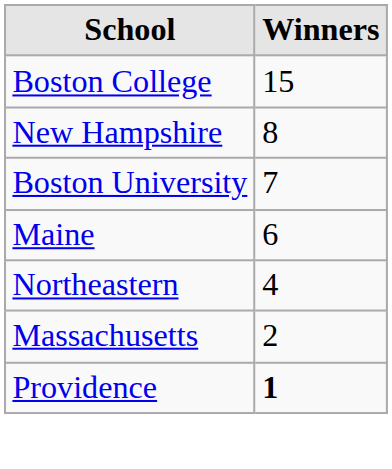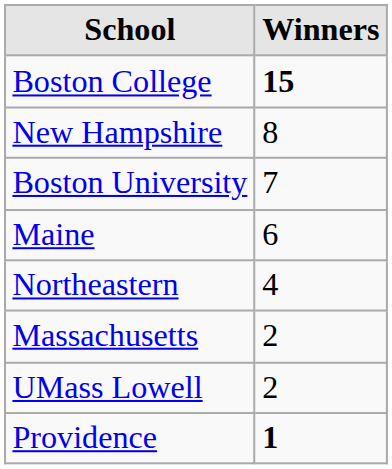(278, 81) normal -> (278, 81) bold
+ row: (108, 387)
